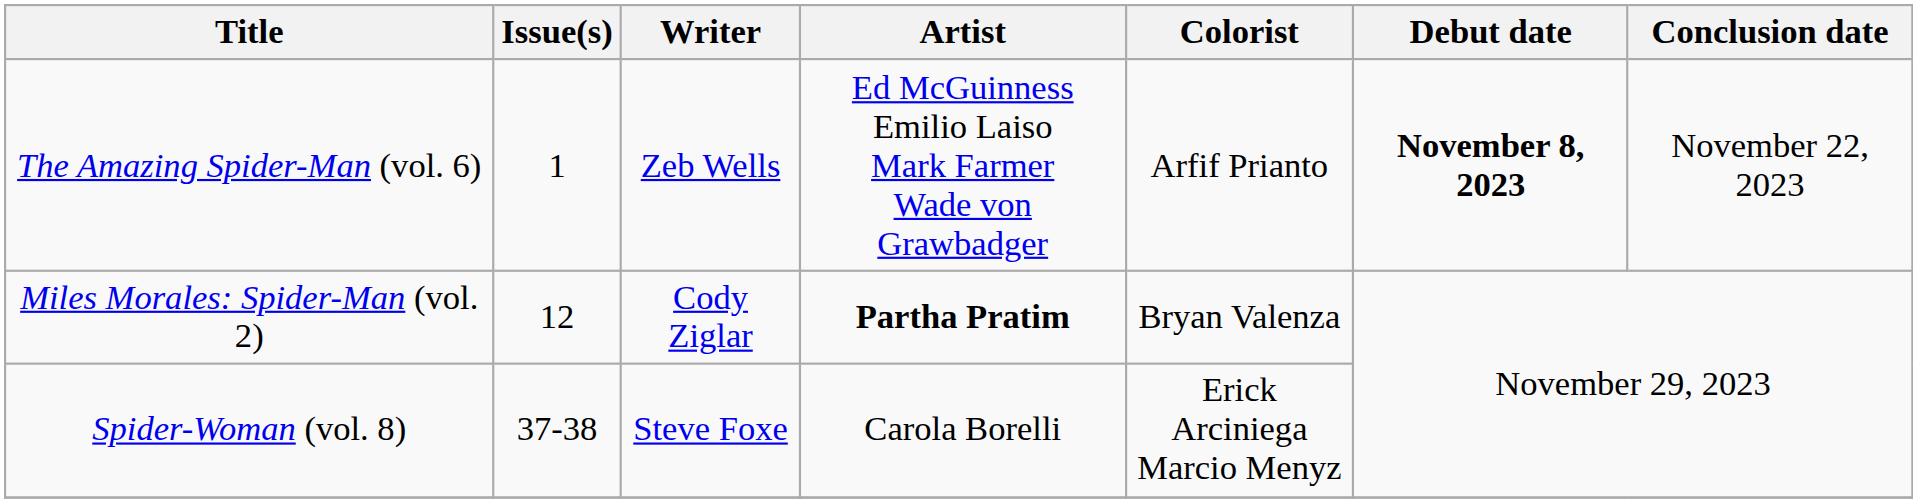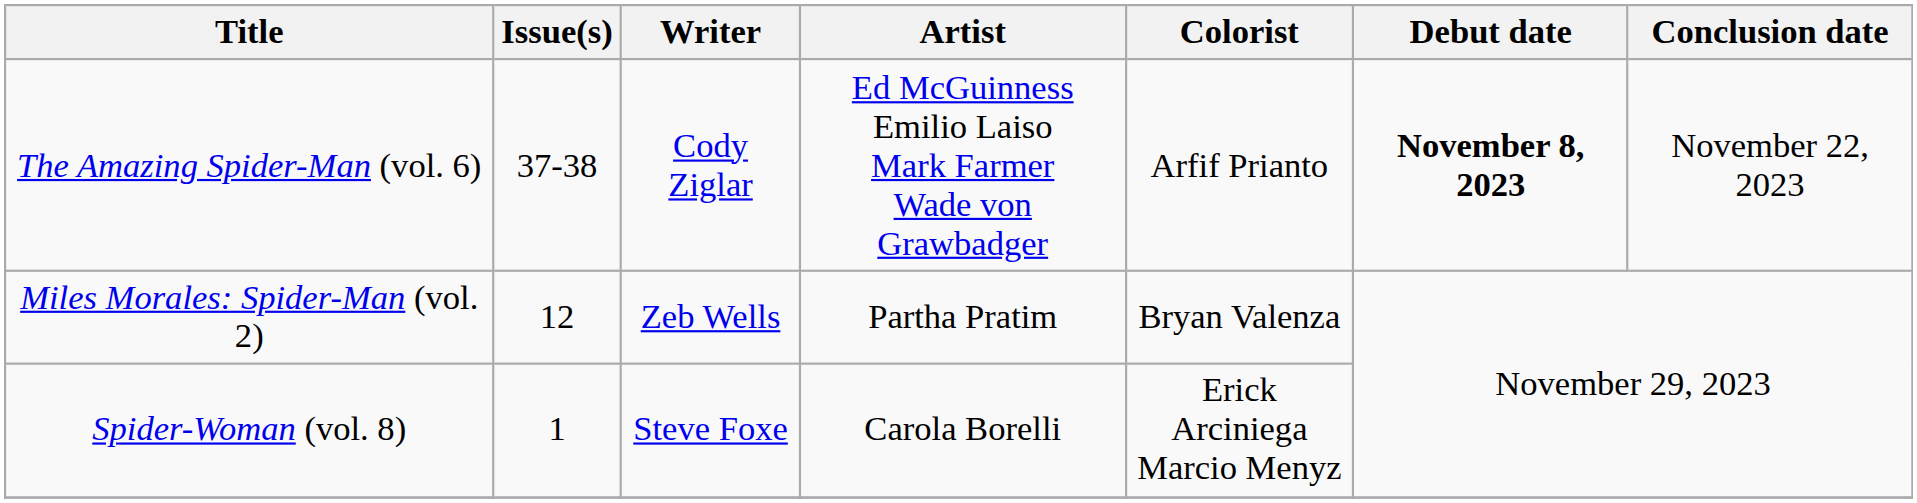(557, 164) 1 -> (557, 164) 37-38
(711, 164) Zeb Wells -> (711, 164) Cody Ziglar
(711, 316) Cody Ziglar -> (711, 316) Zeb Wells
(963, 316) bold -> (963, 316) normal
(557, 429) 37-38 -> (557, 429) 1
